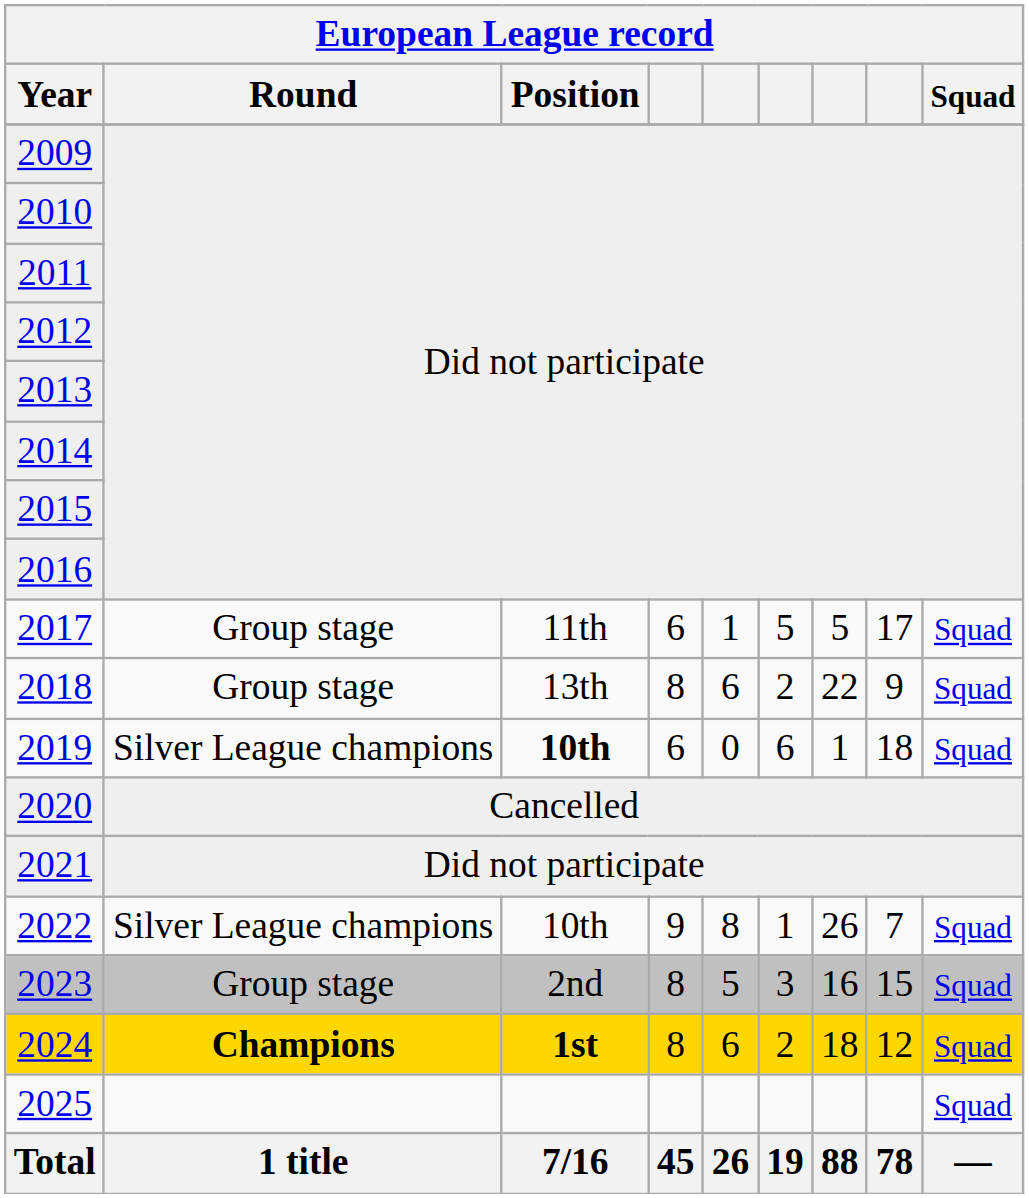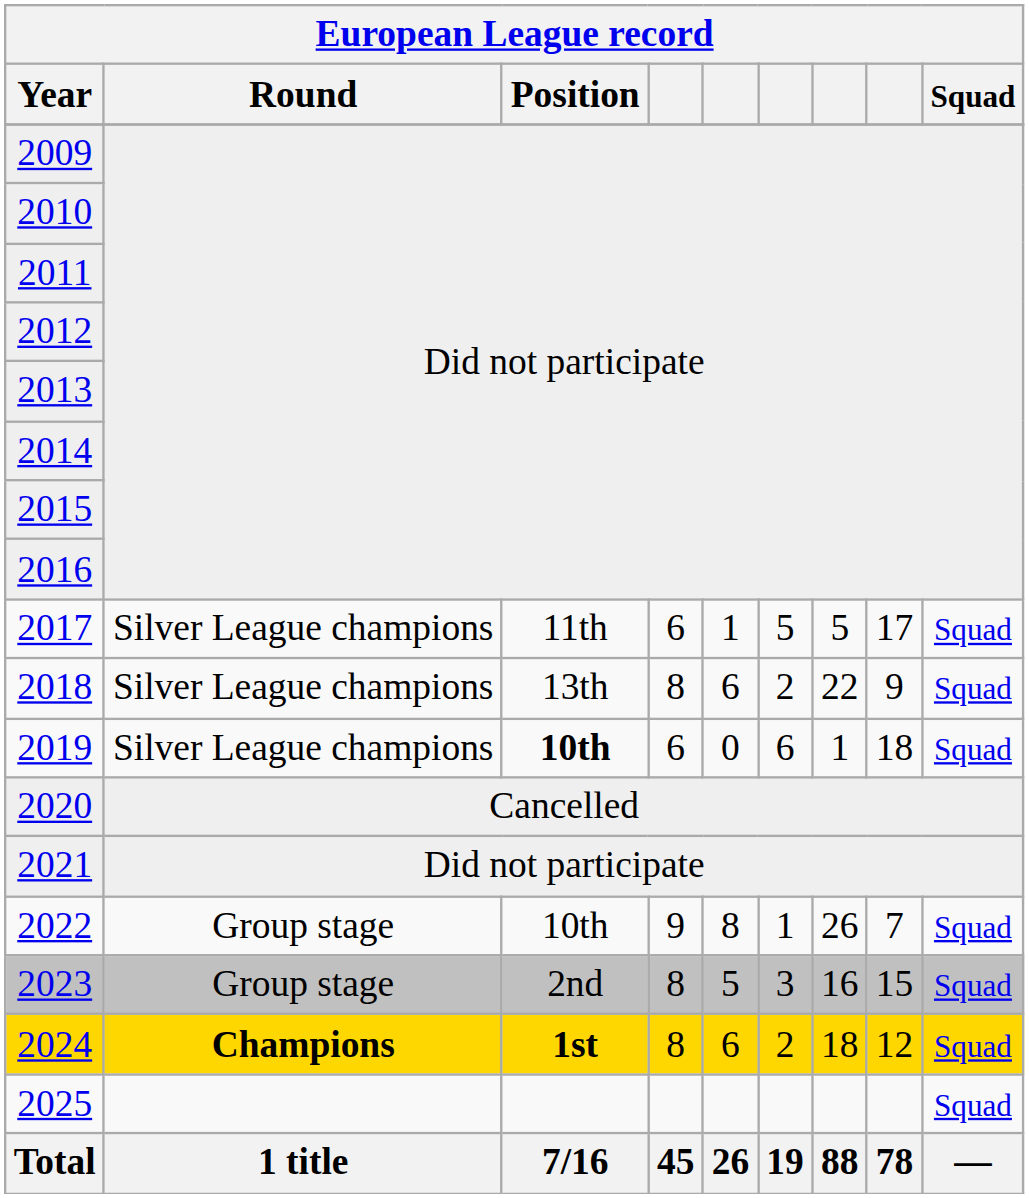(303, 627) Group stage -> (303, 627) Silver League champions
(303, 687) Group stage -> (303, 687) Silver League champions
(303, 924) Silver League champions -> (303, 924) Group stage
